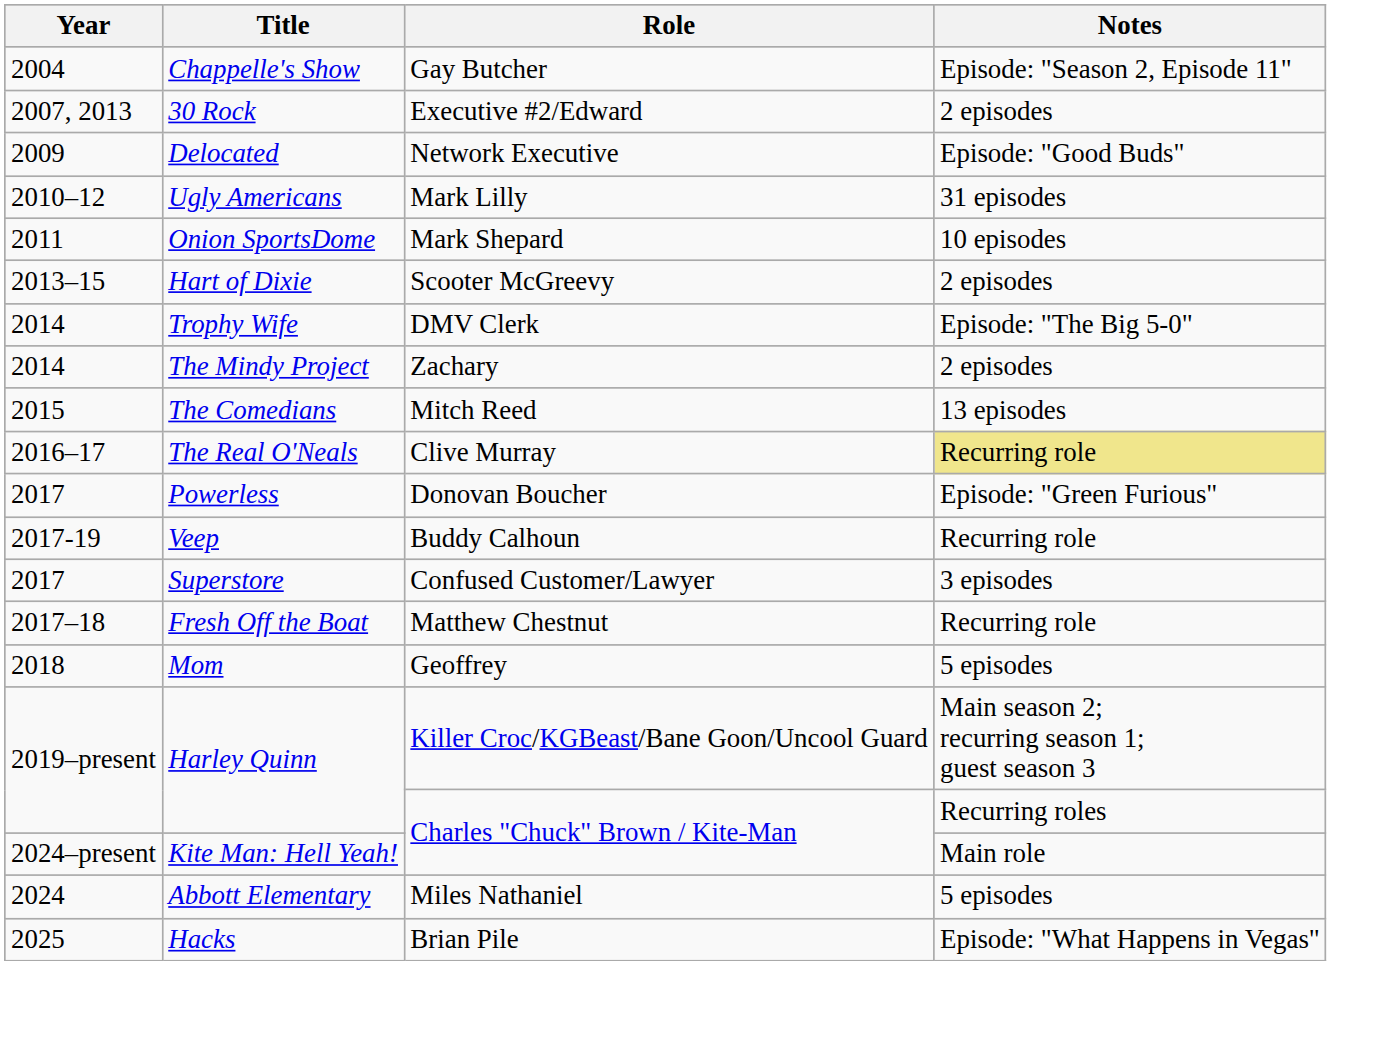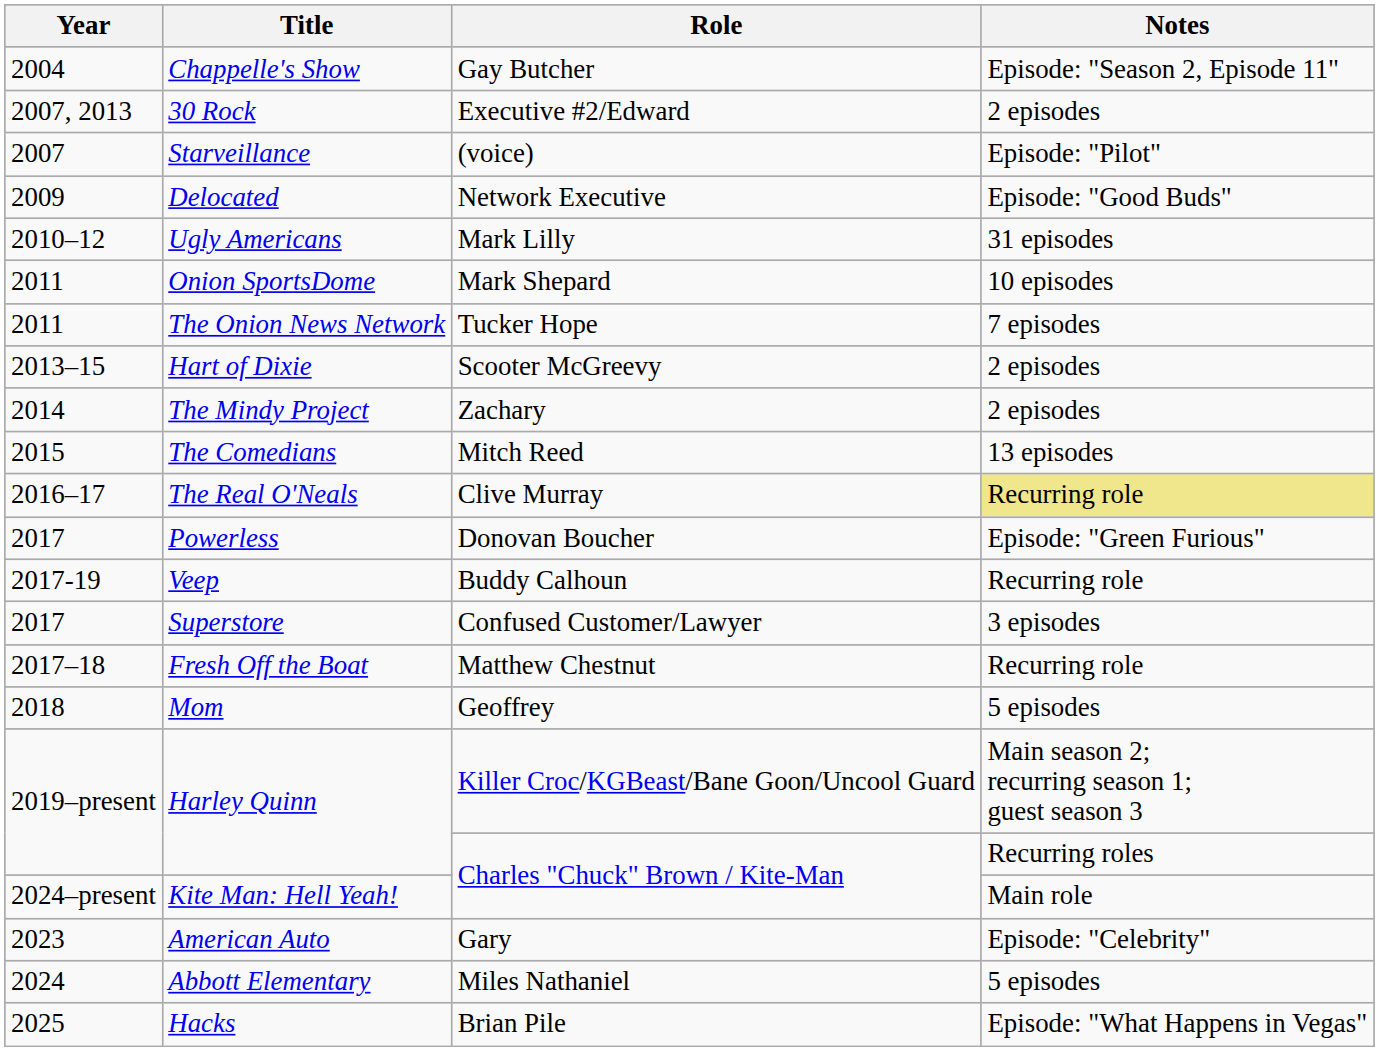+ row: (239, 153)
+ row: (307, 324)
- row: (233, 324)
+ row: (249, 938)
